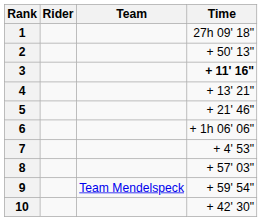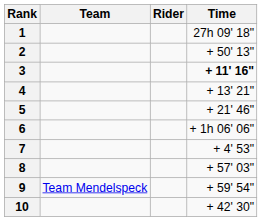columns swapped: (58, 14) <-> (132, 14)
